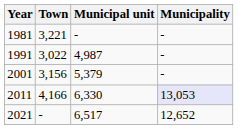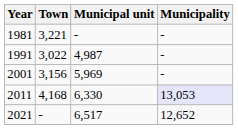(88, 74) 5,379 -> (88, 74) 5,969
(53, 94) 4,166 -> (53, 94) 4,168
